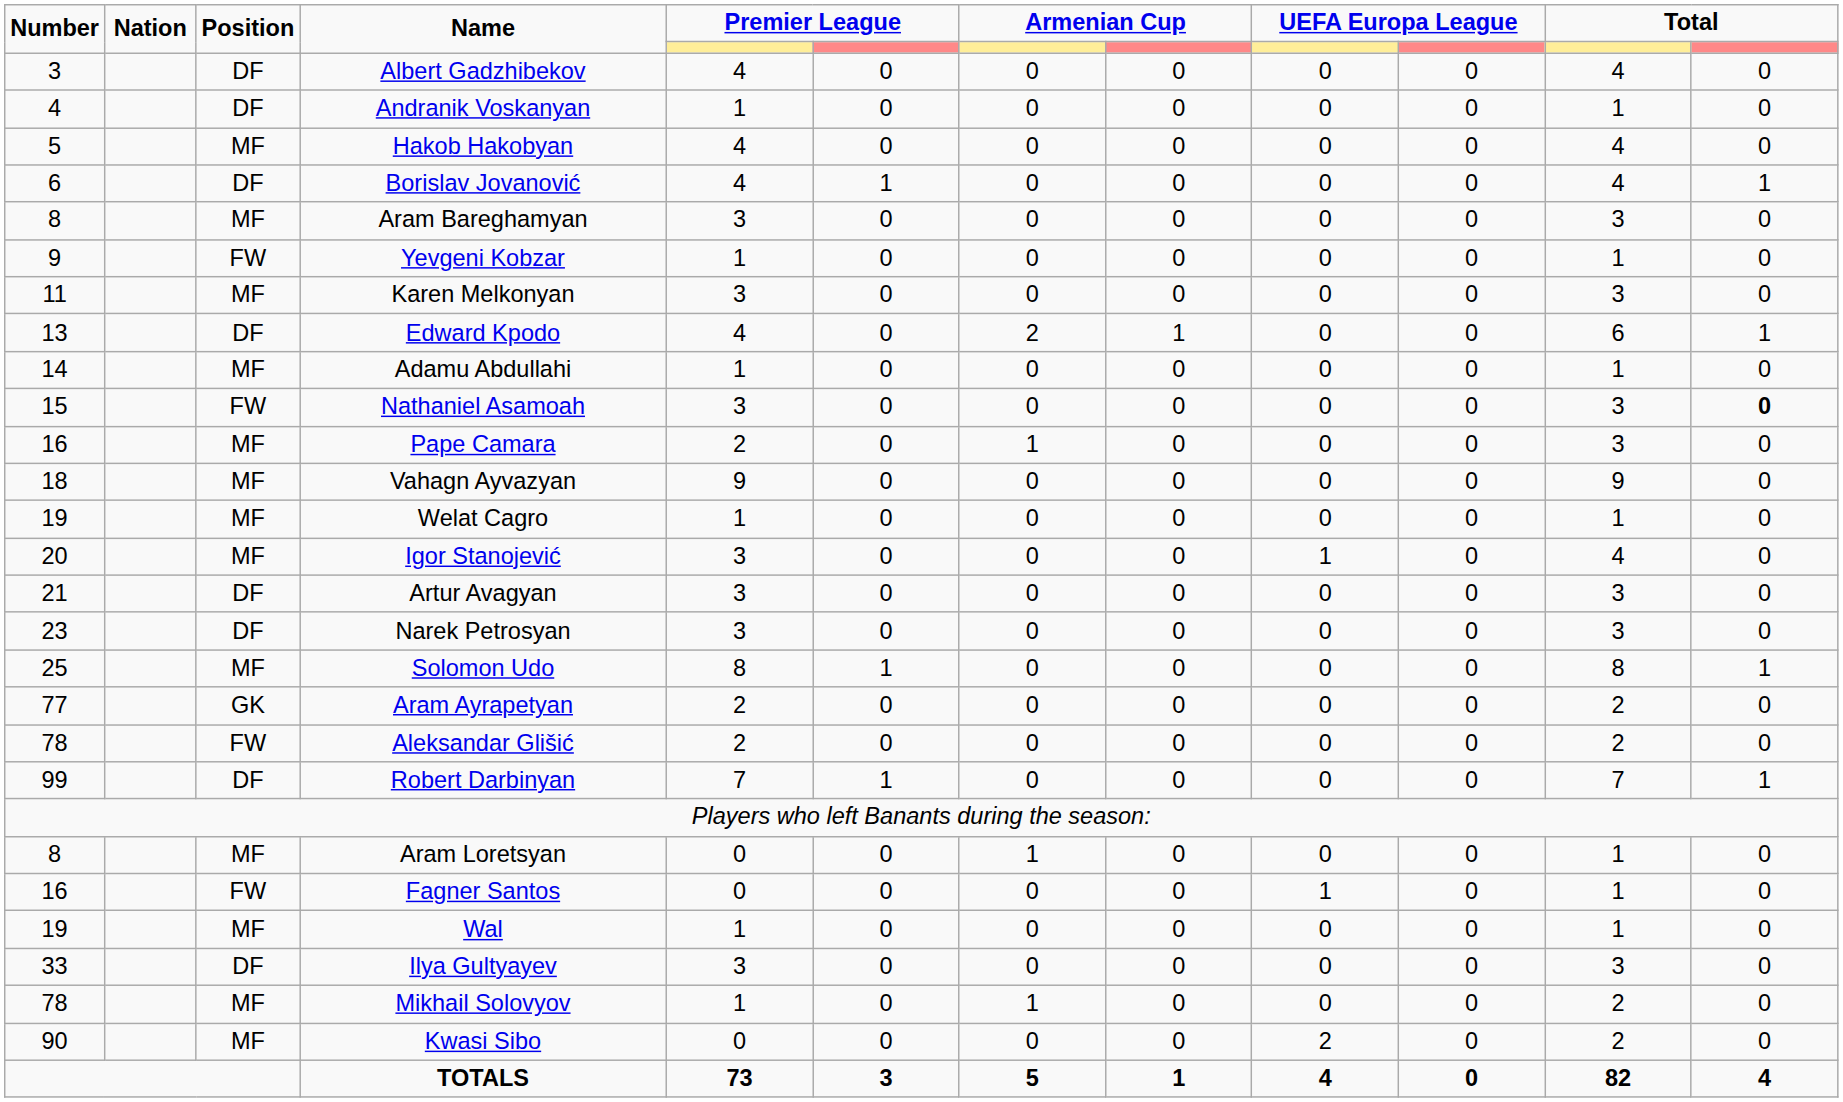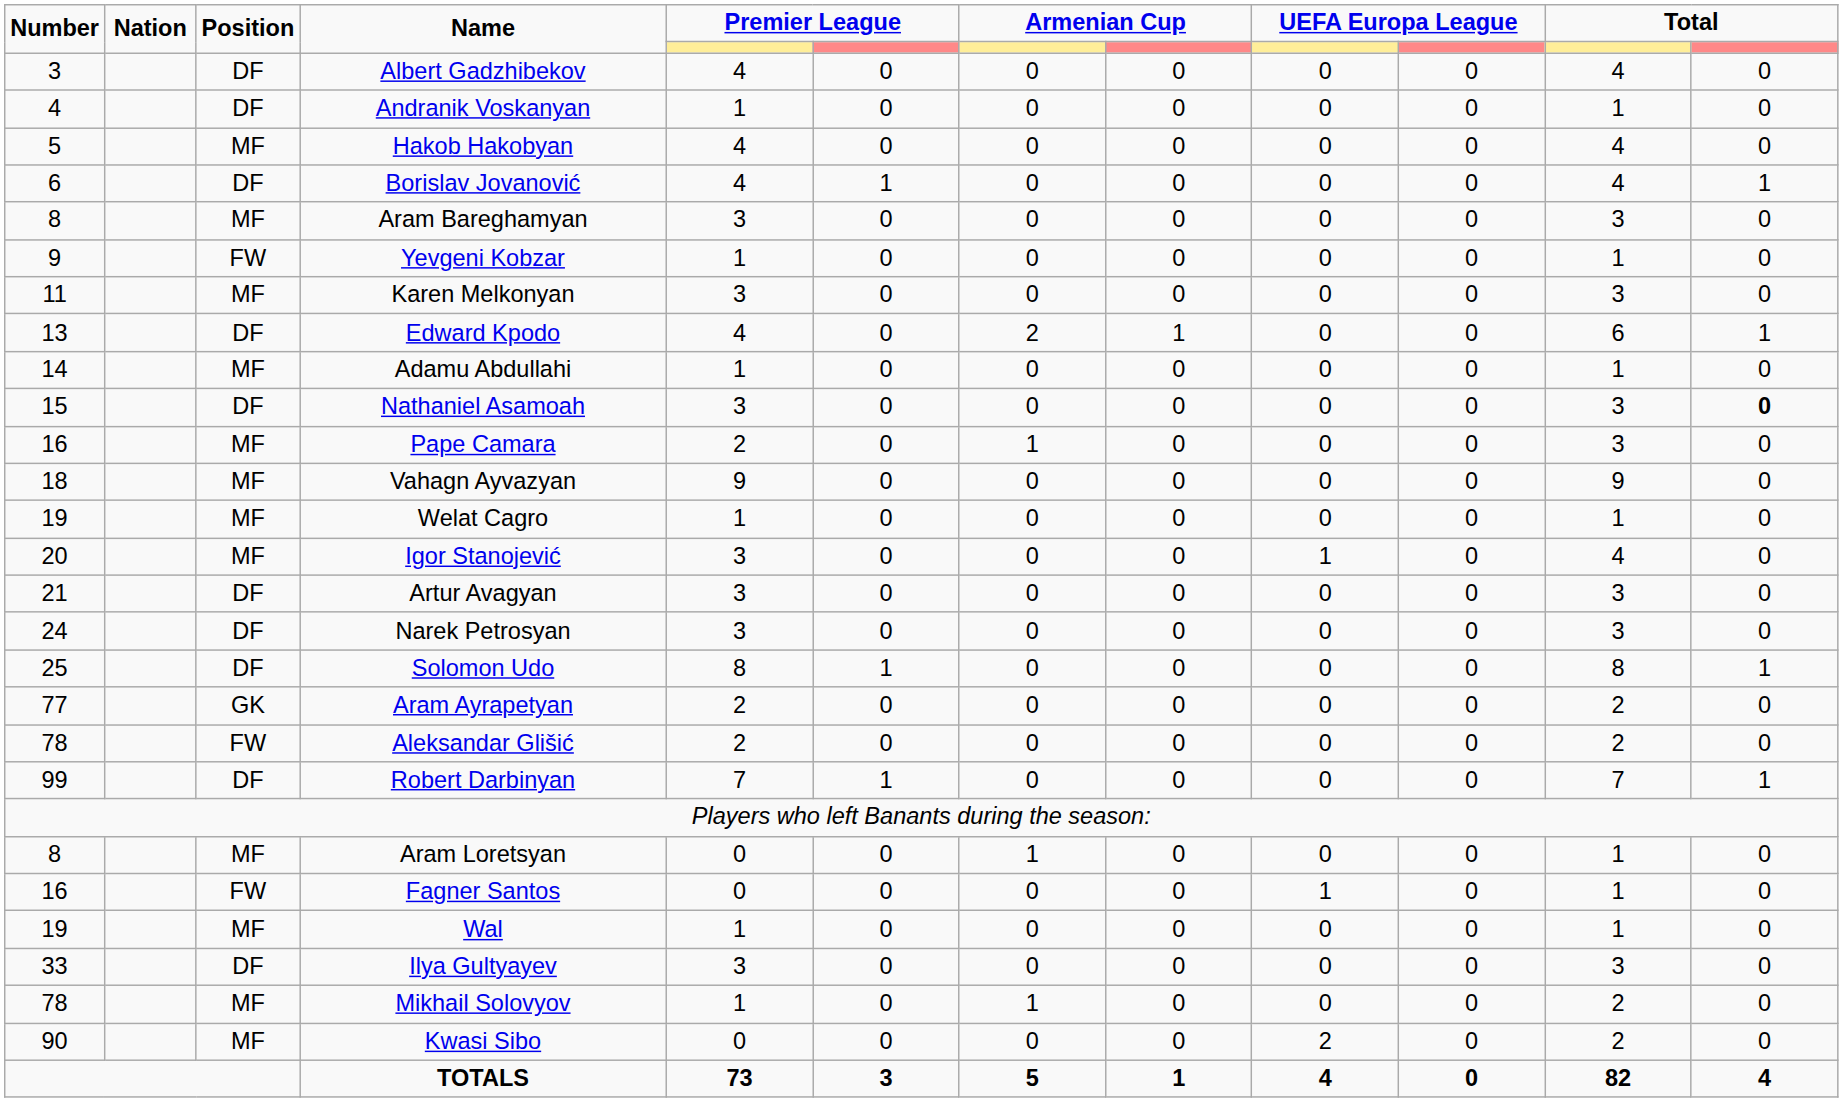(248, 407) FW -> (248, 407) DF
(55, 630) 23 -> (55, 630) 24
(248, 668) MF -> (248, 668) DF
